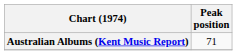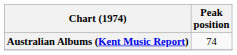(211, 41) 71 -> (211, 41) 74
